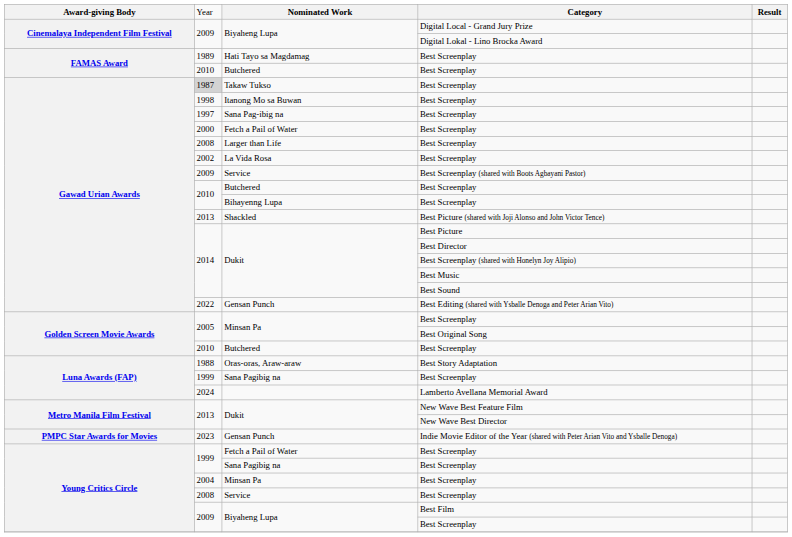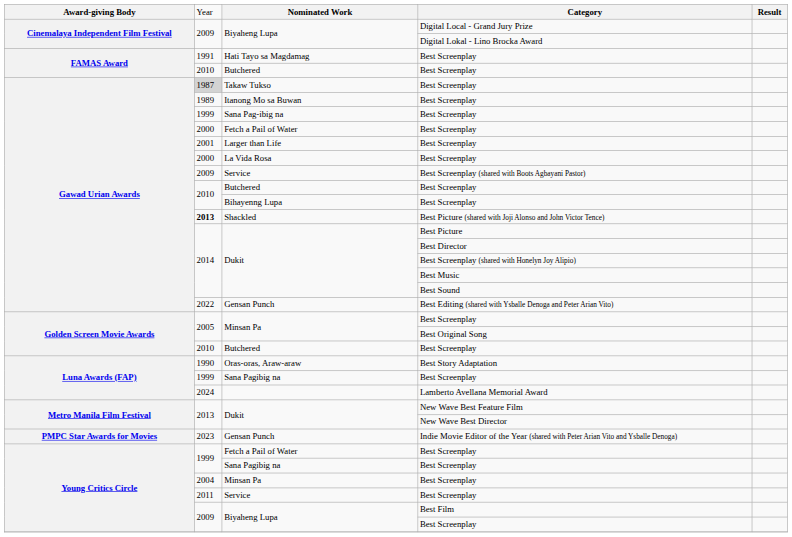(205, 55) 1989 -> (205, 55) 1991
(205, 99) 1998 -> (205, 99) 1989
(205, 114) 1997 -> (205, 114) 1999
(205, 143) 2008 -> (205, 143) 2001
(205, 158) 2002 -> (205, 158) 2000
(205, 216) normal -> (205, 216) bold
(205, 363) 1988 -> (205, 363) 1990
(205, 495) 2008 -> (205, 495) 2011
